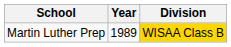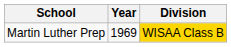(124, 32) 1989 -> (124, 32) 1969
